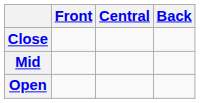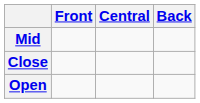rows swapped: (28, 39) <-> (28, 62)
